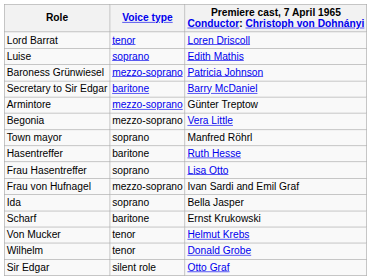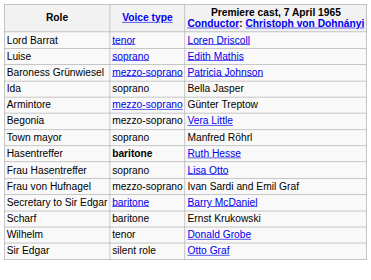rows swapped: (57, 89) <-> (14, 202)
(131, 154) normal -> (132, 154) bold
- row: (34, 235)
